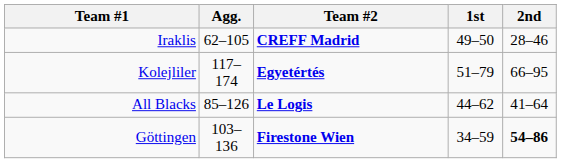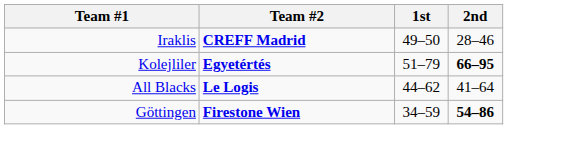- column: (226, 16)
(529, 72) normal -> (475, 64) bold
